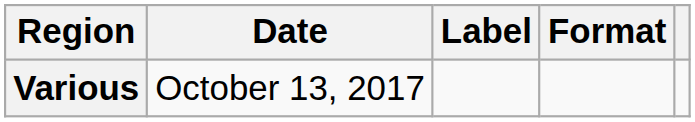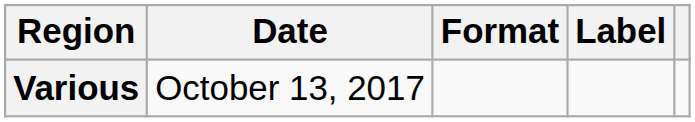columns swapped: (607, 32) <-> (486, 32)
